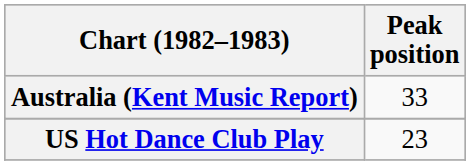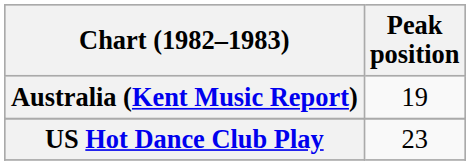(415, 97) 33 -> (415, 97) 19
